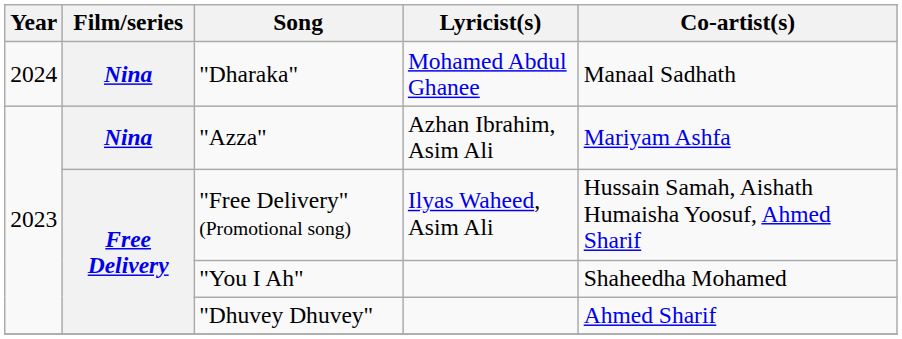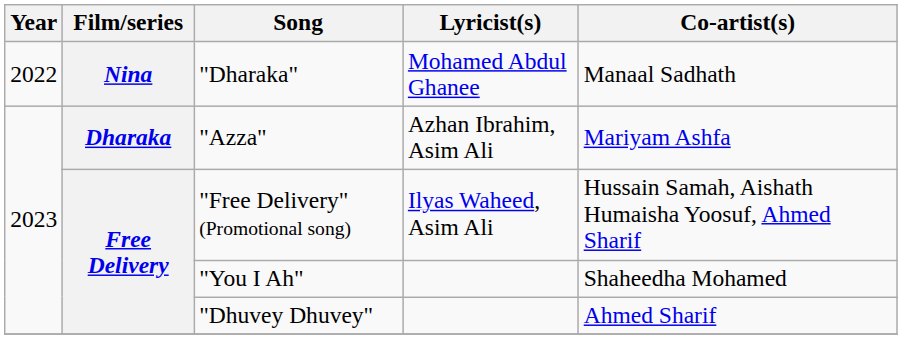(34, 73) 2024 -> (34, 73) 2022
(128, 137) Nina -> (128, 137) Dharaka
